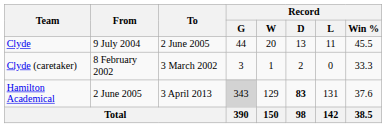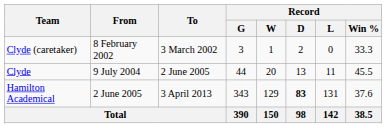rows swapped: (42, 66) <-> (19, 44)
(241, 93) lightgrey background -> (241, 93) no background
